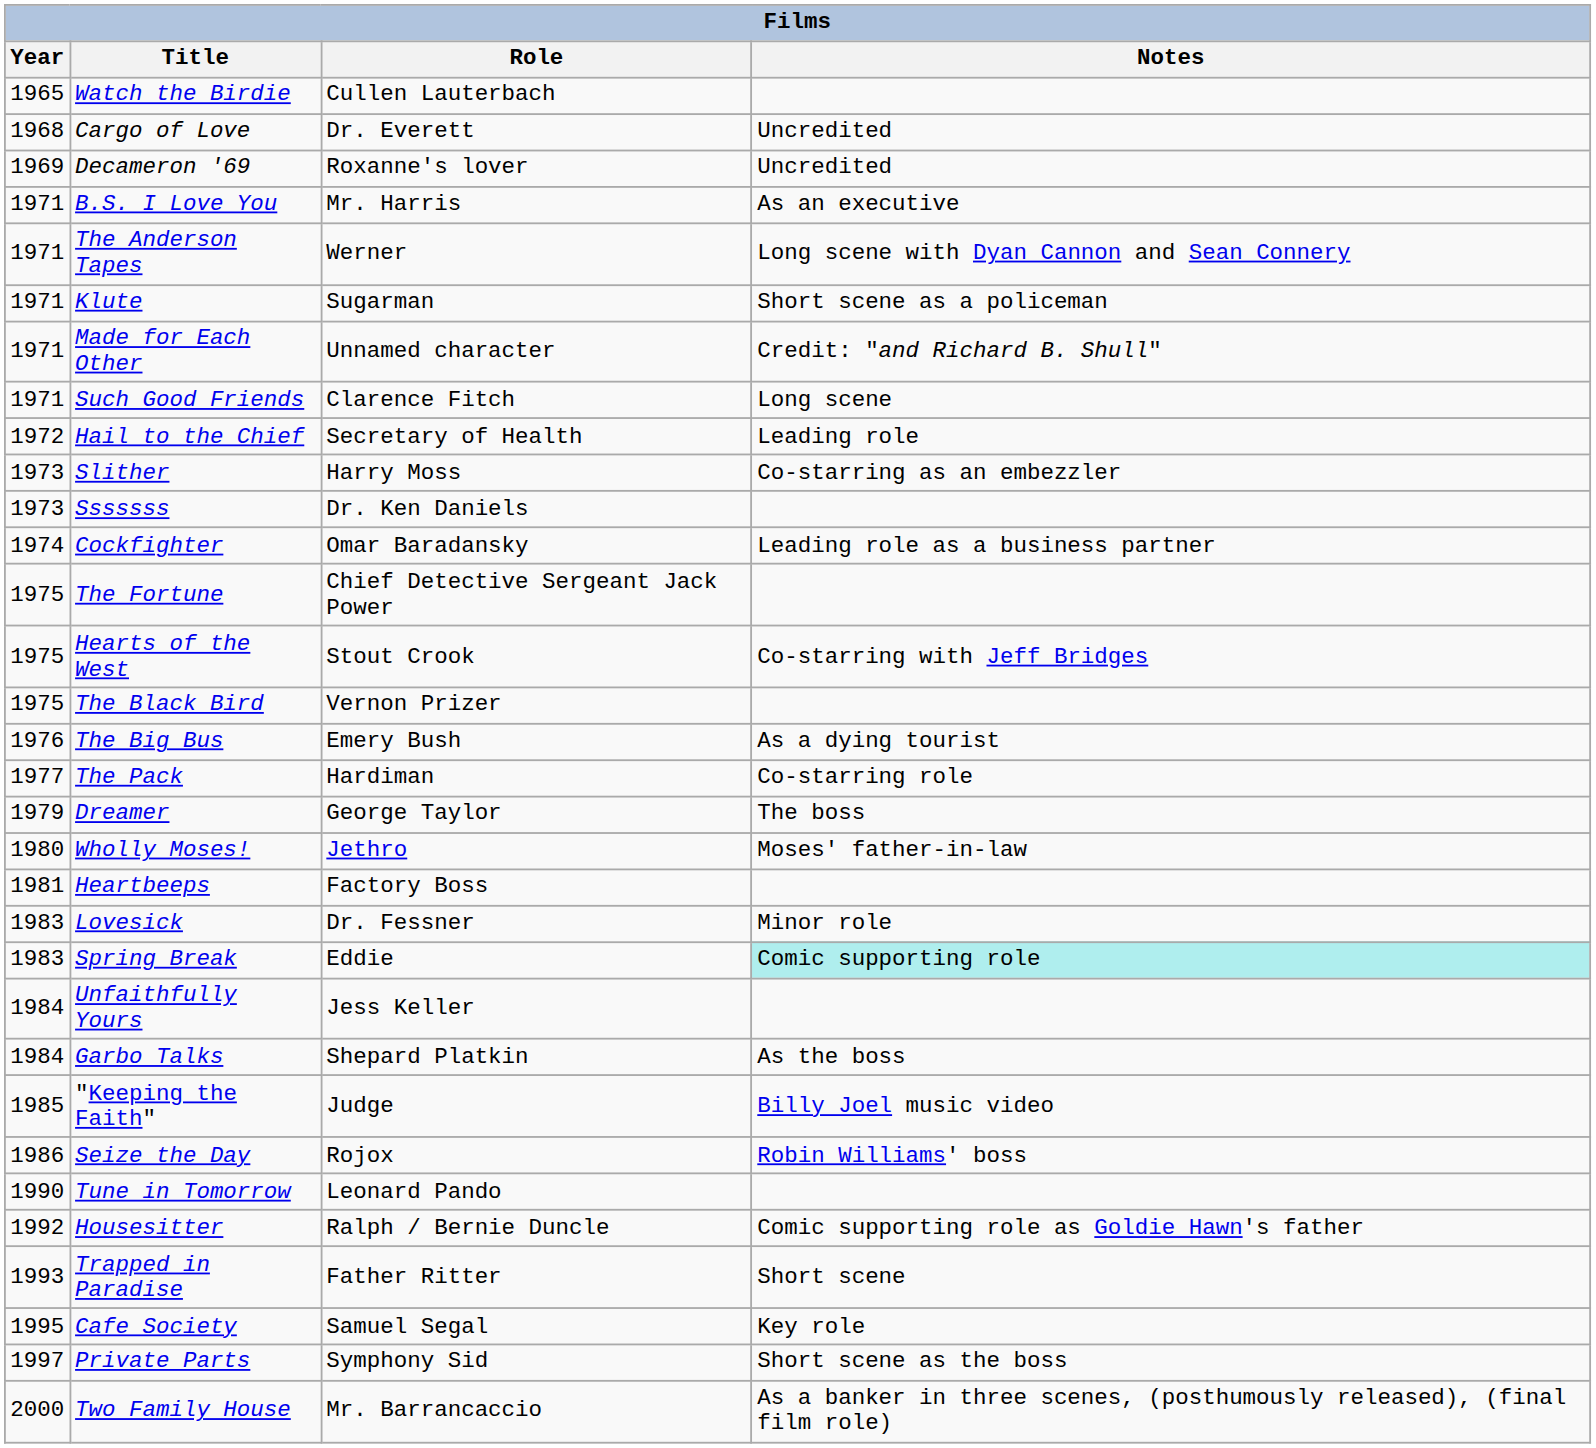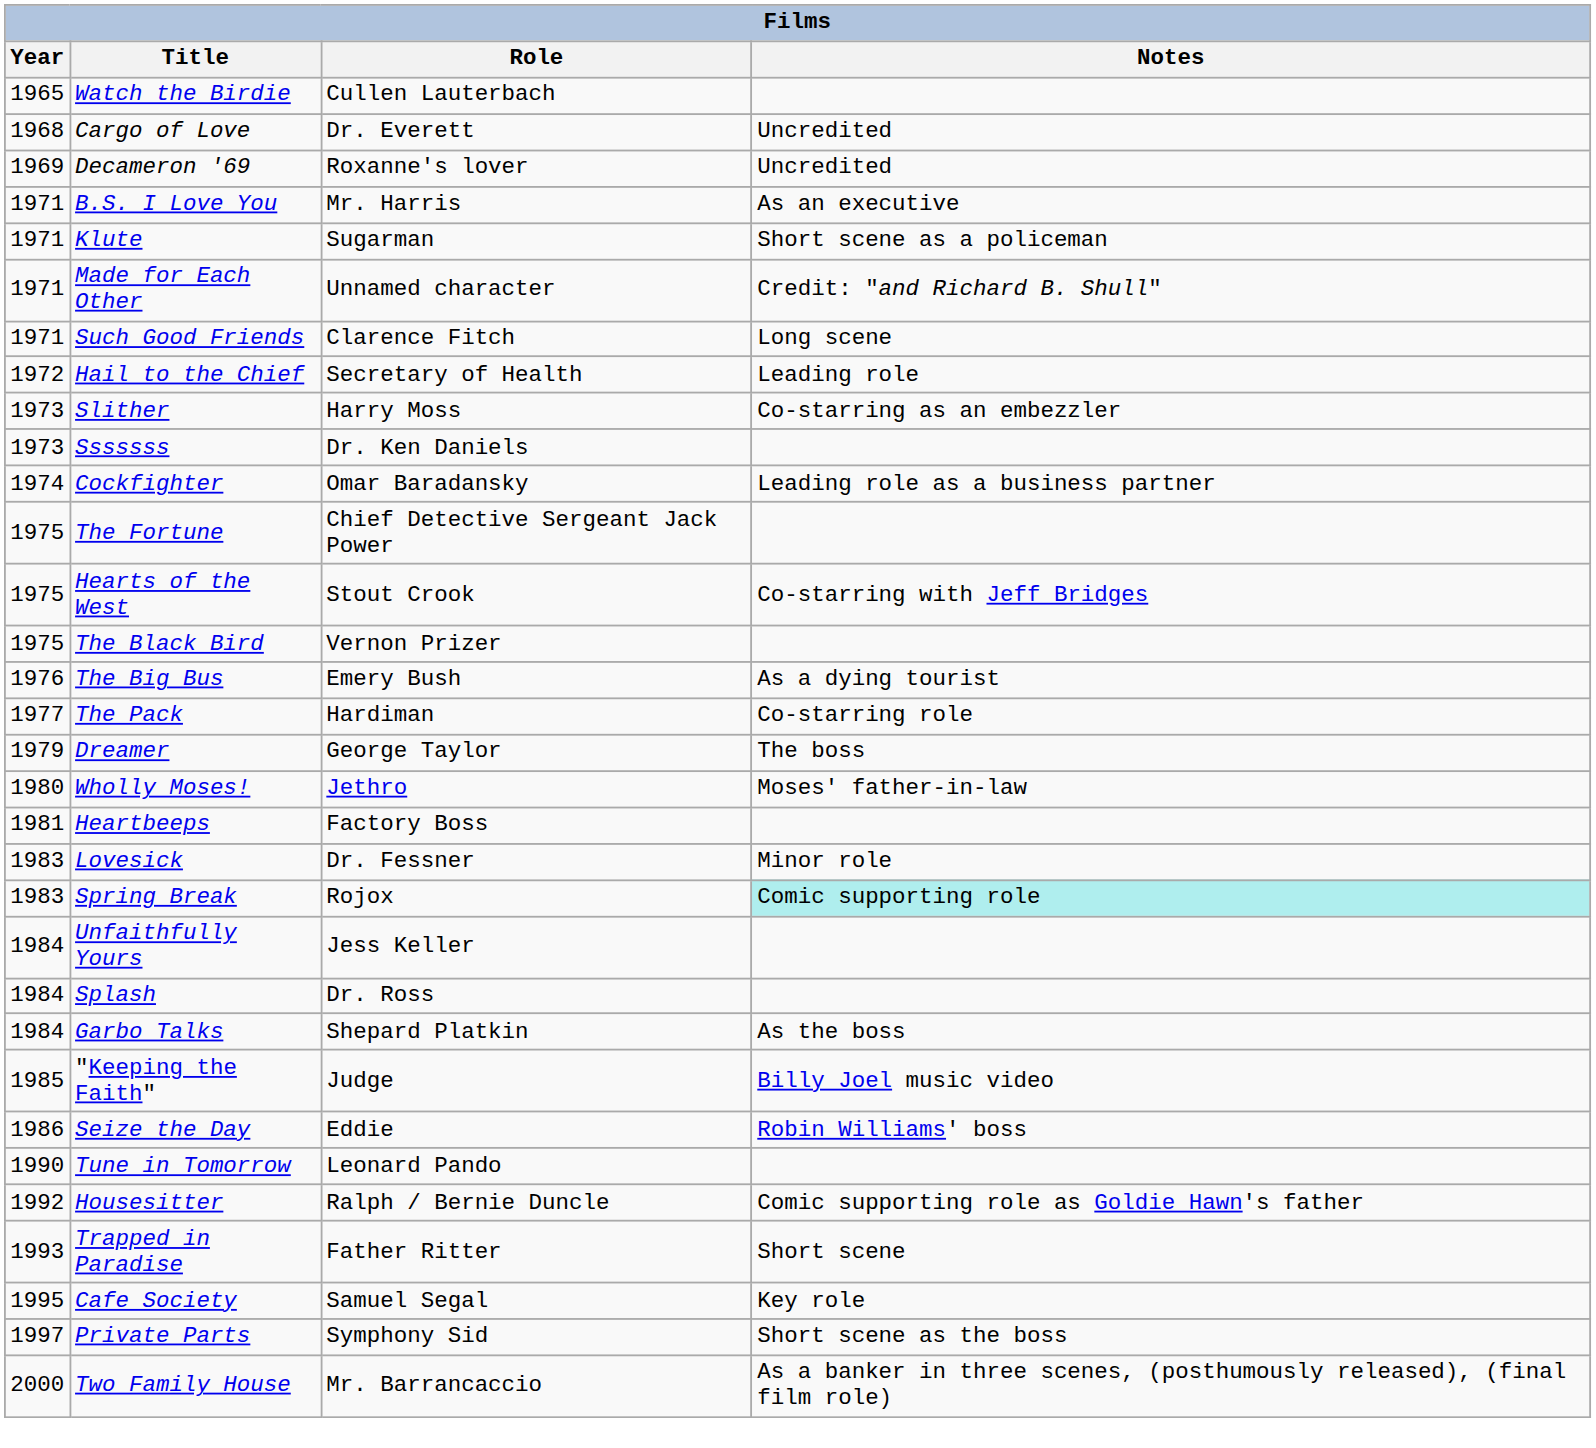- row: (156, 254)
(360, 960) Eddie -> (360, 898) Rojox
+ row: (116, 996)
(360, 1156) Rojox -> (360, 1131) Eddie
